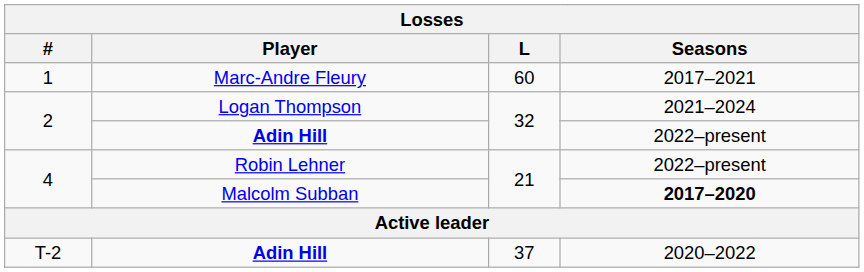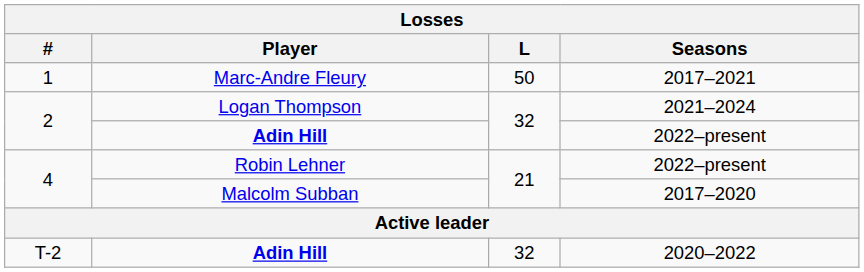(524, 78) 60 -> (524, 78) 50
(710, 194) bold -> (710, 194) normal
(524, 252) 37 -> (524, 252) 32
